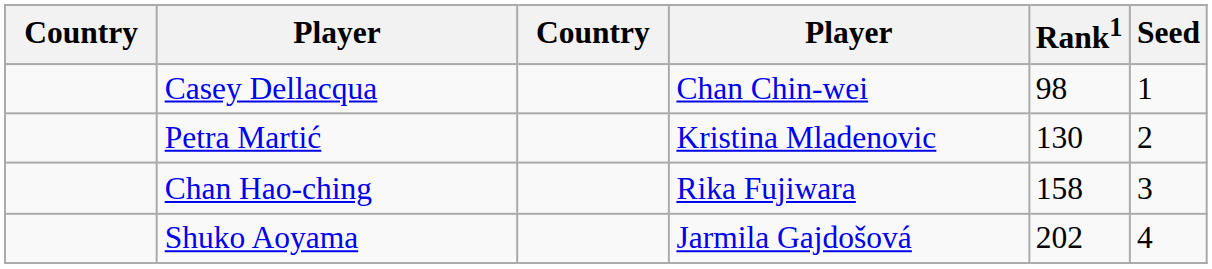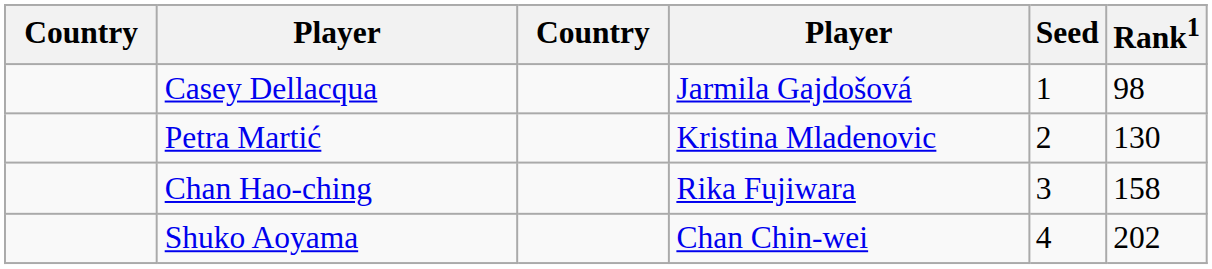columns swapped: (1079, 33) <-> (1168, 33)
(772, 88) Chan Chin-wei -> (794, 88) Jarmila Gajdošová
(794, 237) Jarmila Gajdošová -> (772, 237) Chan Chin-wei
